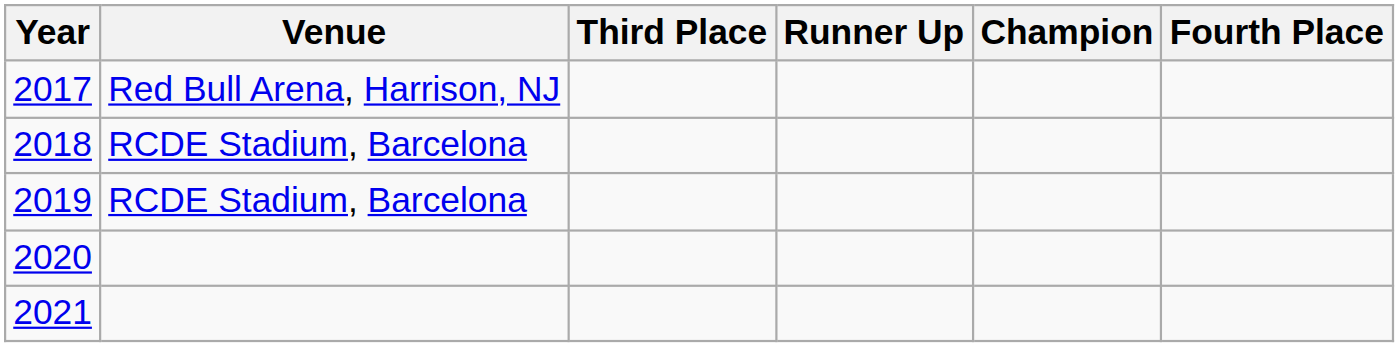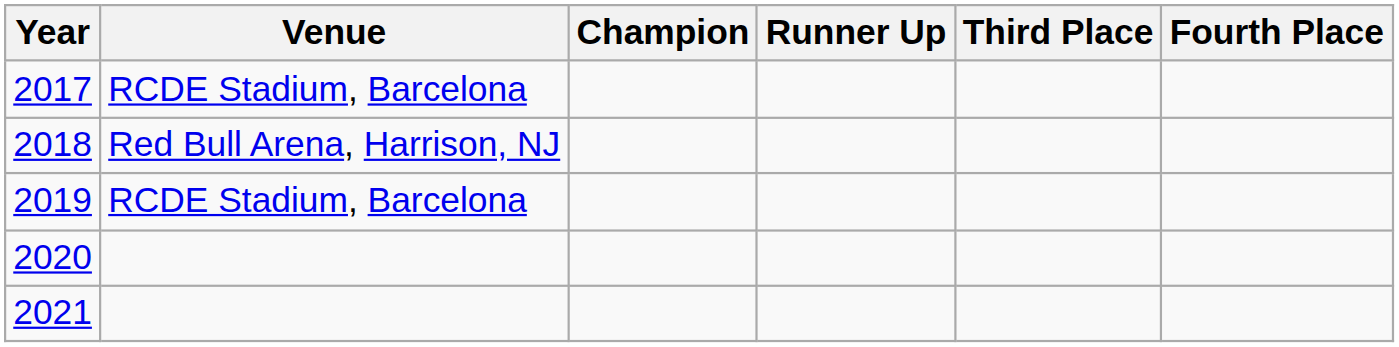columns swapped: (1067, 32) <-> (672, 32)
(334, 88) Red Bull Arena, Harrison, NJ -> (318, 88) RCDE Stadium, Barcelona
(318, 144) RCDE Stadium, Barcelona -> (334, 144) Red Bull Arena, Harrison, NJ
